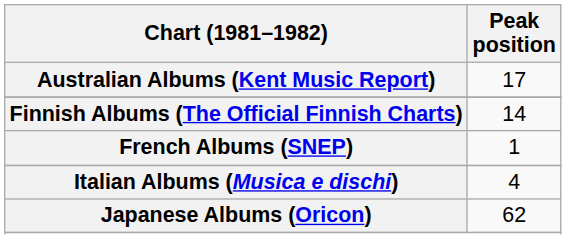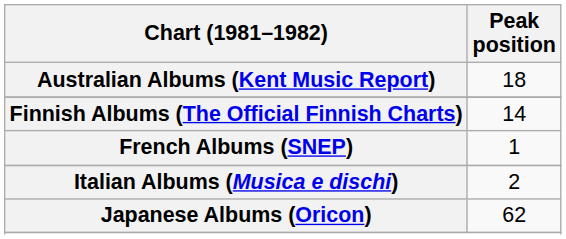(514, 79) 17 -> (514, 79) 18
(514, 181) 4 -> (514, 181) 2
